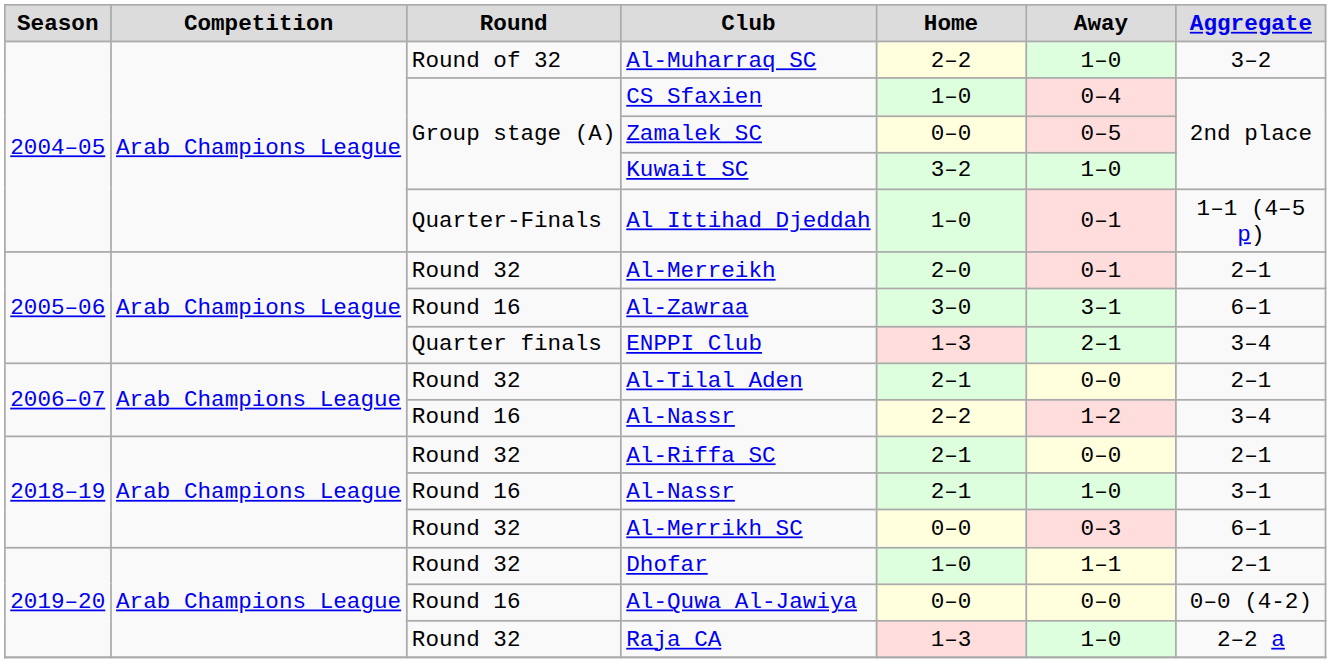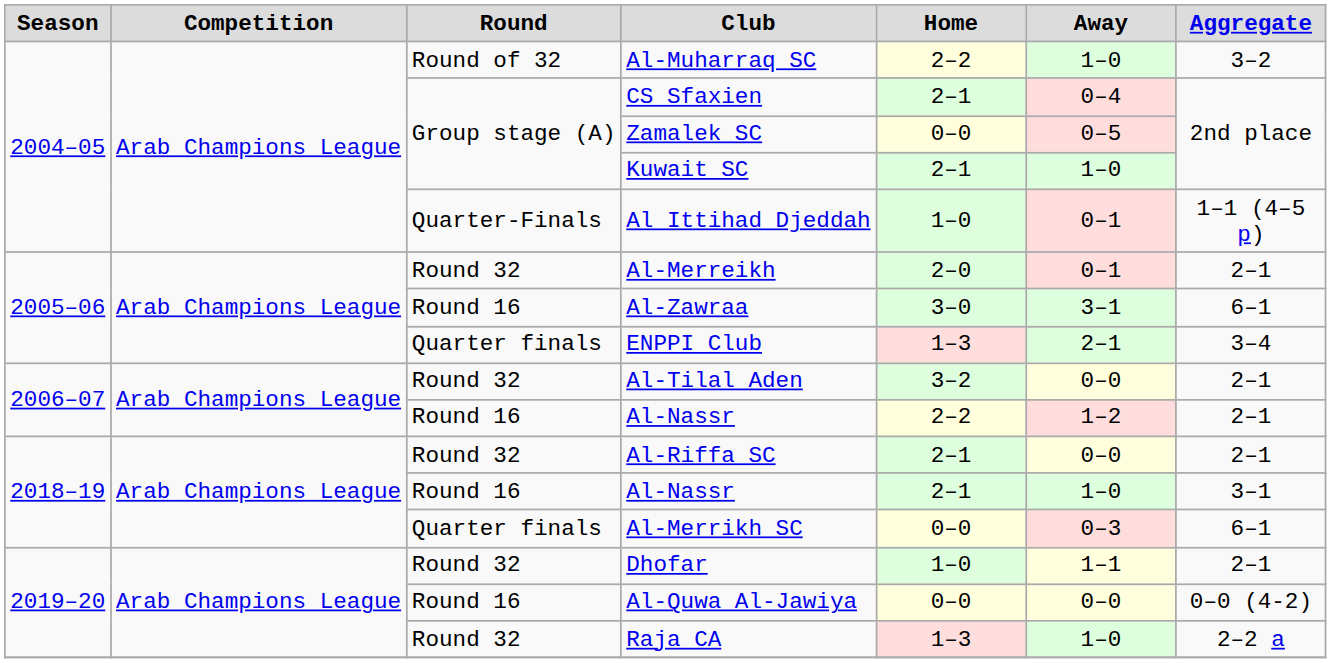(951, 97) 1–0 -> (951, 97) 2–1
(951, 171) 3–2 -> (951, 171) 2–1
(951, 381) 2–1 -> (951, 381) 3–2
(1251, 418) 3–4 -> (1251, 418) 2–1
(466, 529) Round 32 -> (507, 529) Quarter finals
